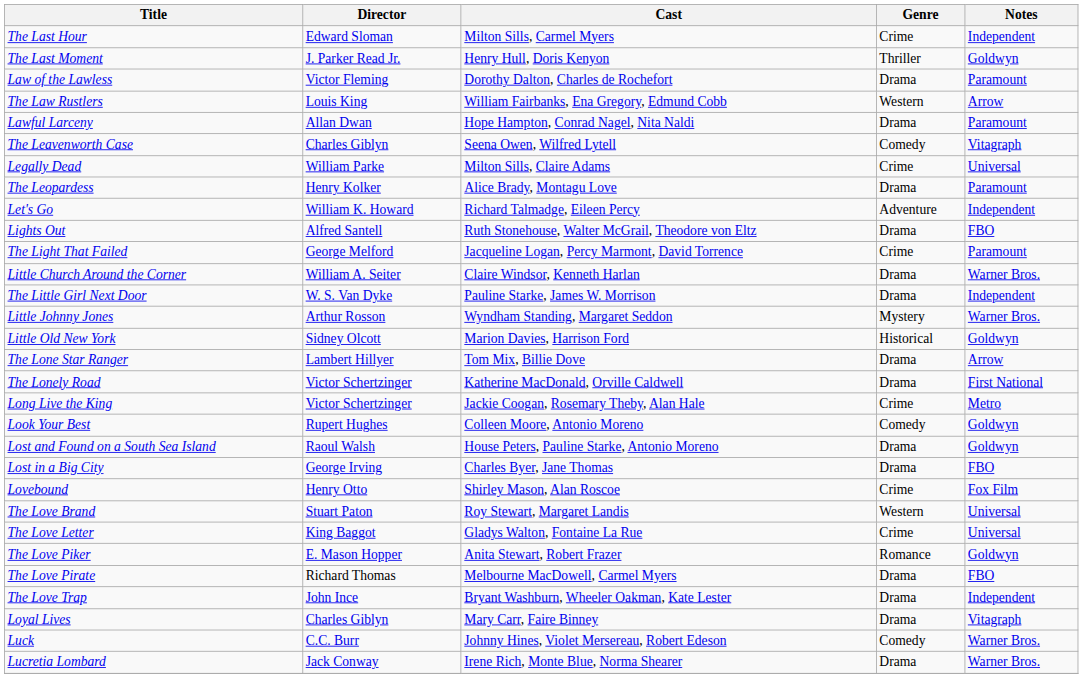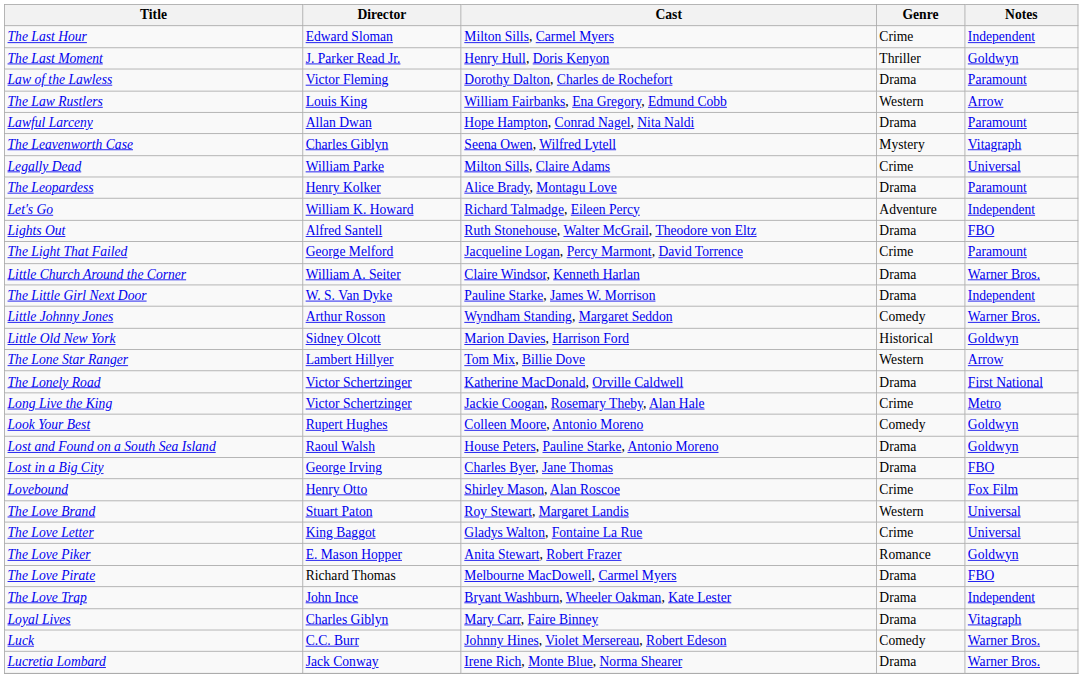(902, 144) Comedy -> (902, 144) Mystery
(902, 317) Mystery -> (902, 317) Comedy
(898, 360) Drama -> (901, 360) Western
